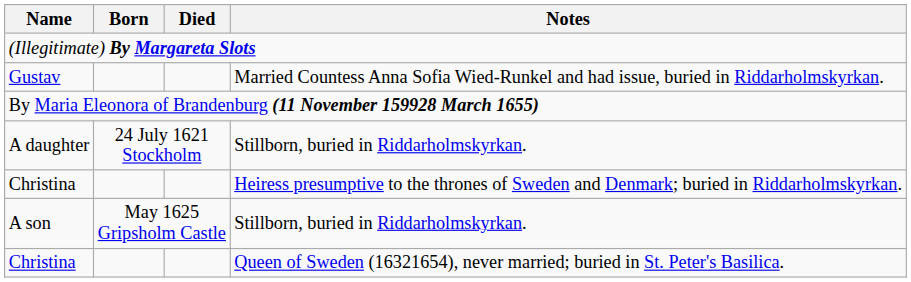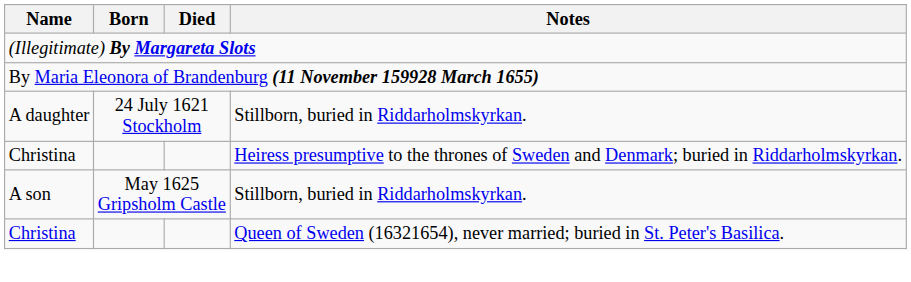- row: (35, 76)
